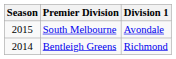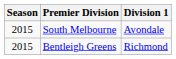(22, 46) 2014 -> (22, 46) 2015
